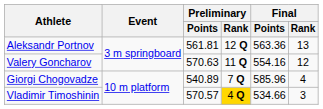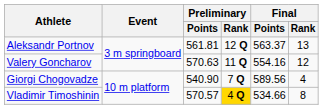(270, 46) 563.36 -> (270, 46) 563.37
(202, 80) 540.89 -> (202, 80) 540.90
(270, 80) 585.96 -> (270, 80) 589.56
(303, 96) 3 -> (303, 96) 8
